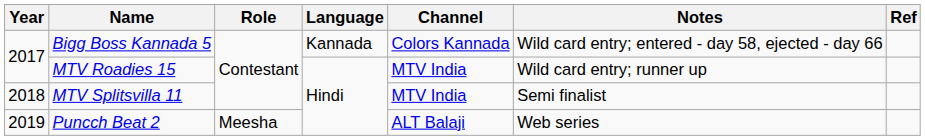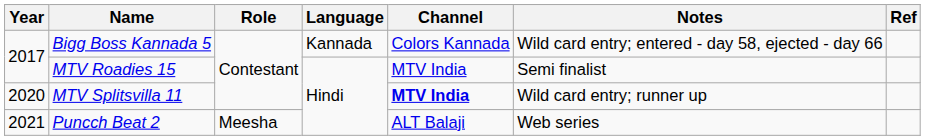(612, 69) Wild card entry; runner up -> (562, 69) Semi finalist
(27, 95) 2018 -> (27, 95) 2020
(429, 95) normal -> (430, 95) bold
(562, 95) Semi finalist -> (612, 95) Wild card entry; runner up
(27, 122) 2019 -> (27, 122) 2021
